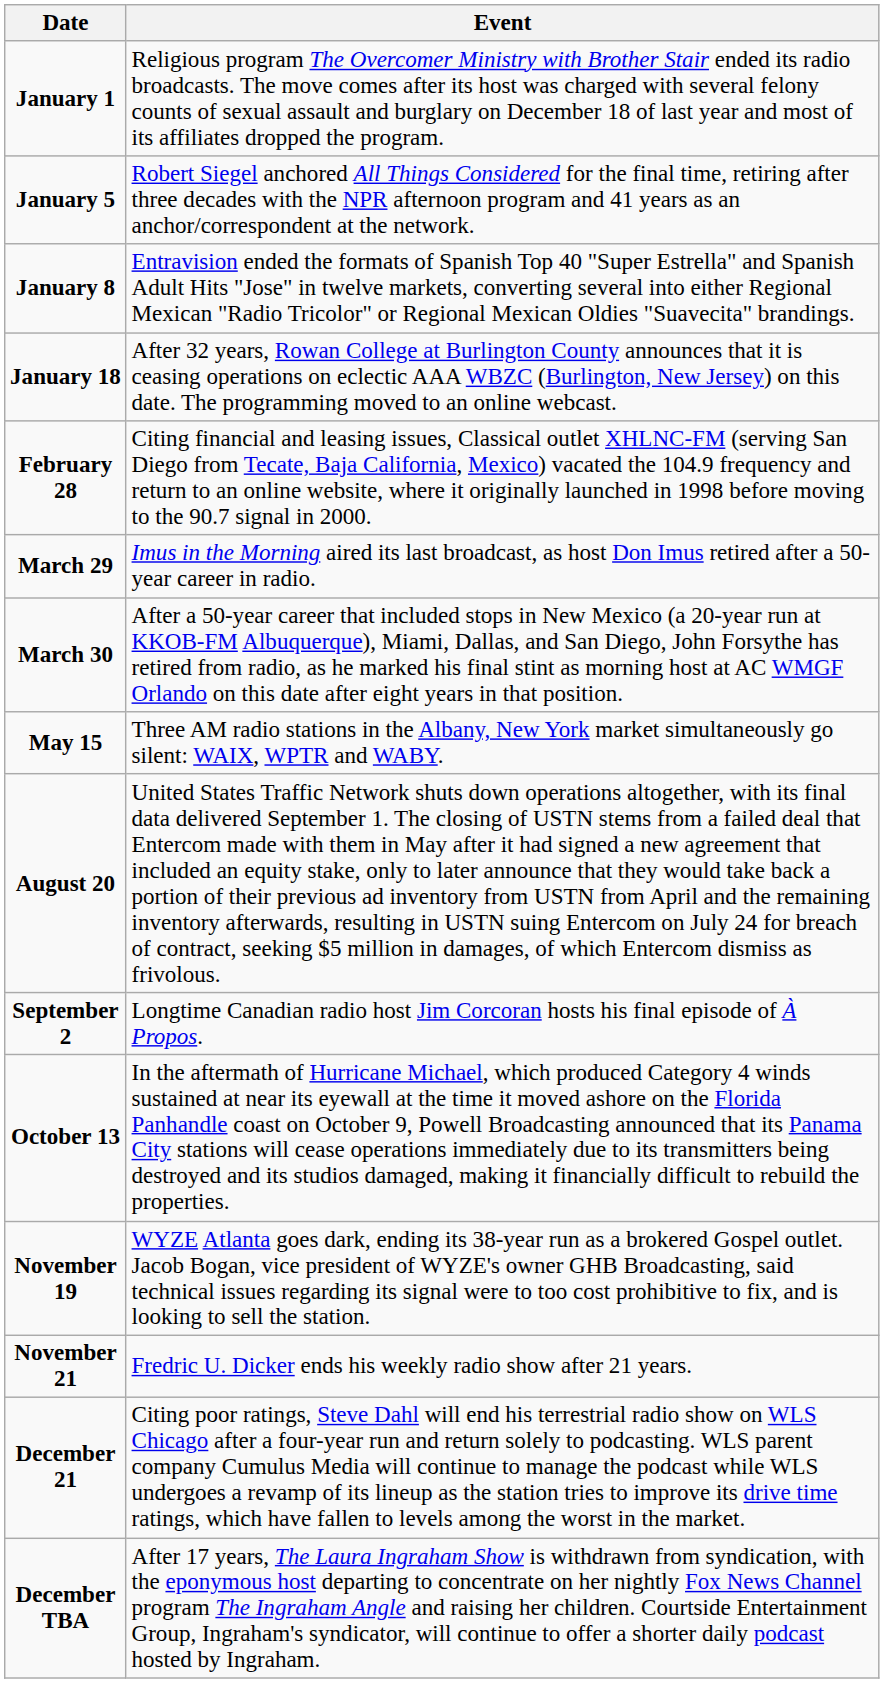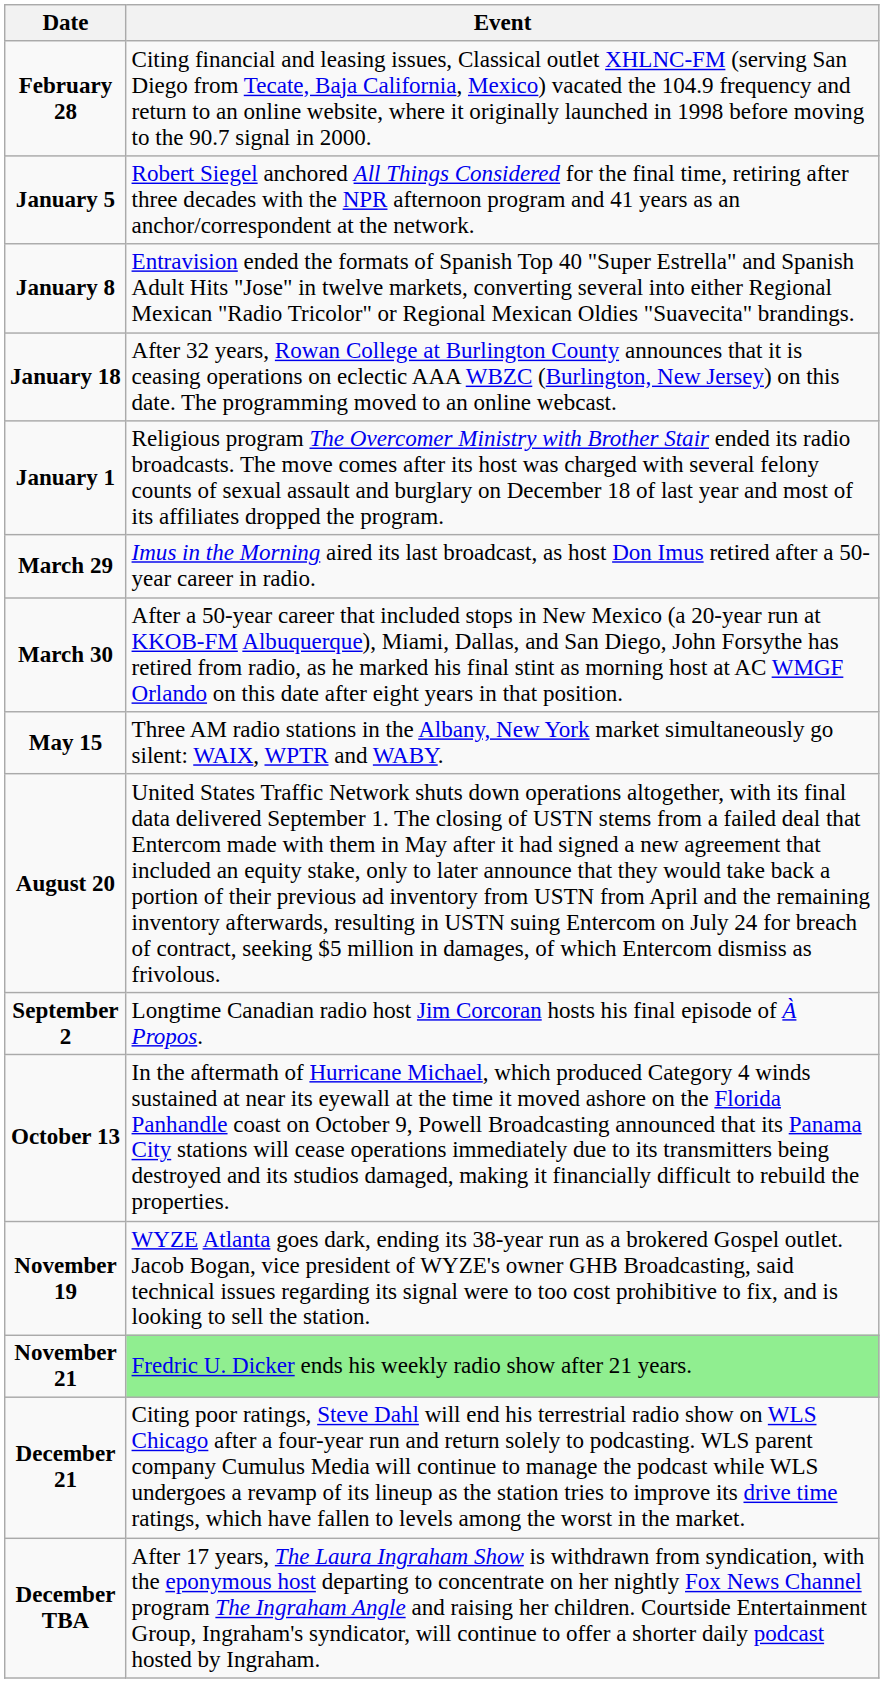rows swapped: (65, 98) <-> (65, 477)
(412, 1366) no background -> (412, 1366) lightgreen background
